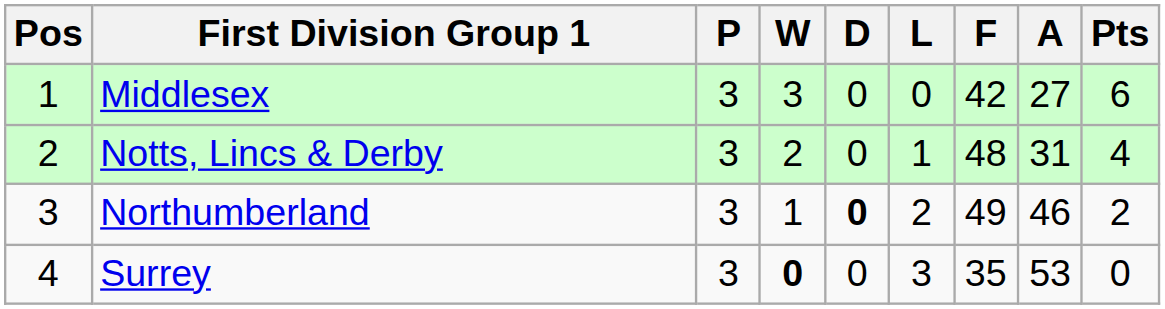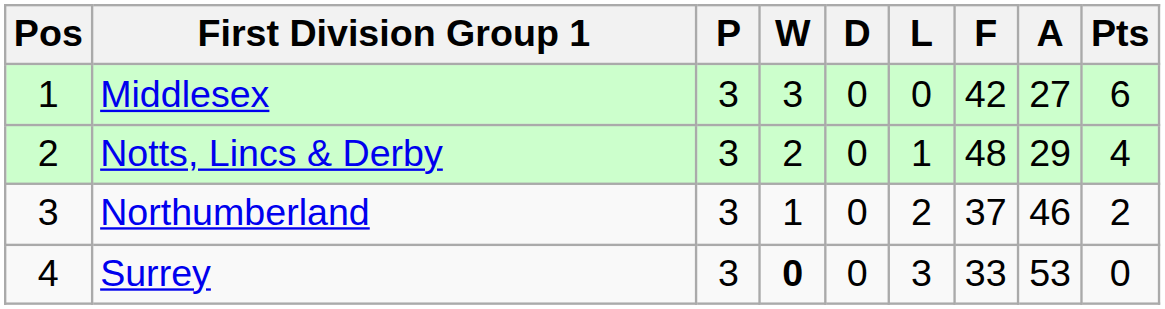(1050, 153) 31 -> (1050, 153) 29
(857, 213) bold -> (857, 213) normal
(986, 213) 49 -> (986, 213) 37
(986, 272) 35 -> (986, 272) 33
